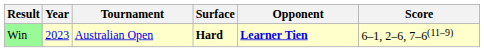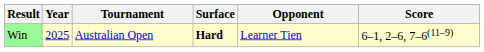(57, 34) 2023 -> (57, 34) 2025
(274, 34) bold -> (271, 34) normal
